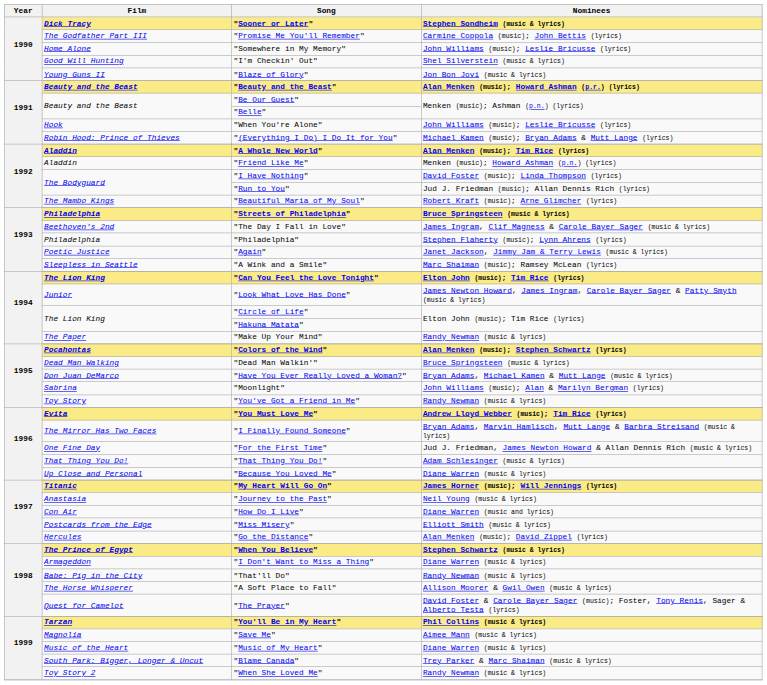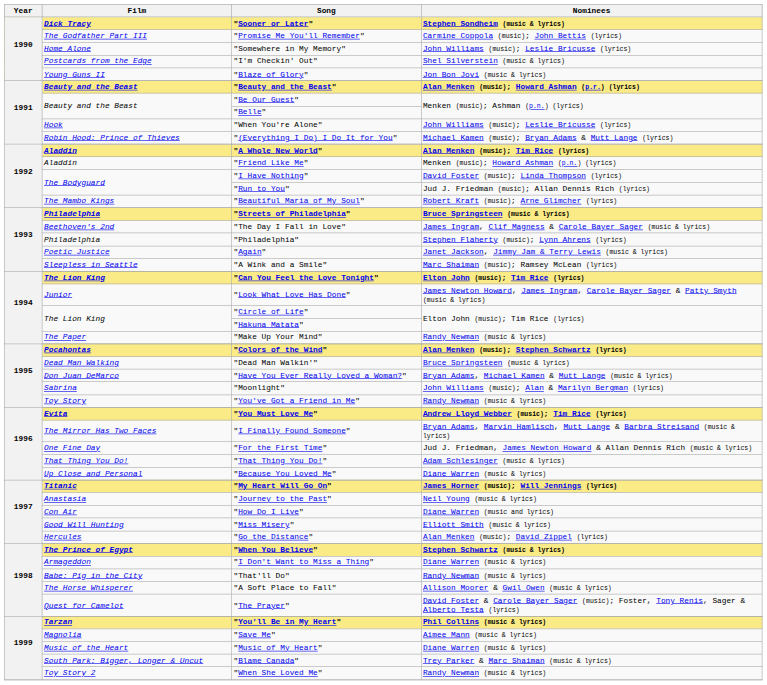(84, 62) Good Will Hunting -> (98, 62) Postcards from the Edge
(98, 524) Postcards from the Edge -> (84, 524) Good Will Hunting
